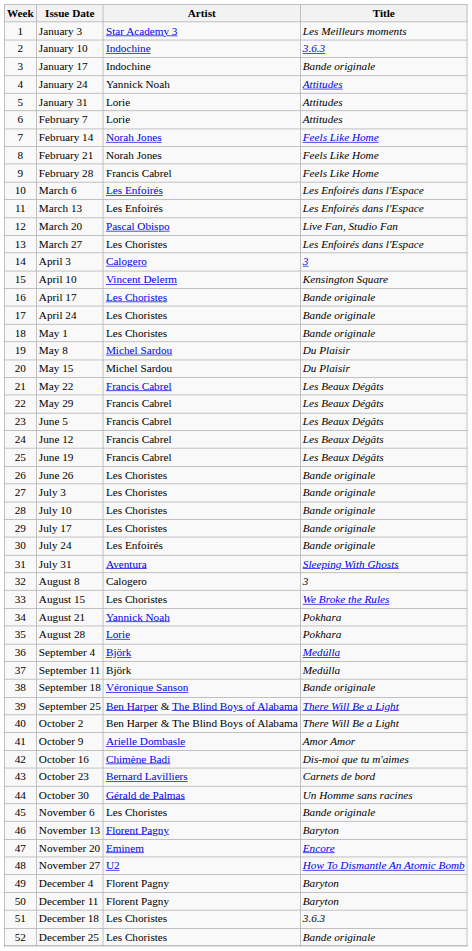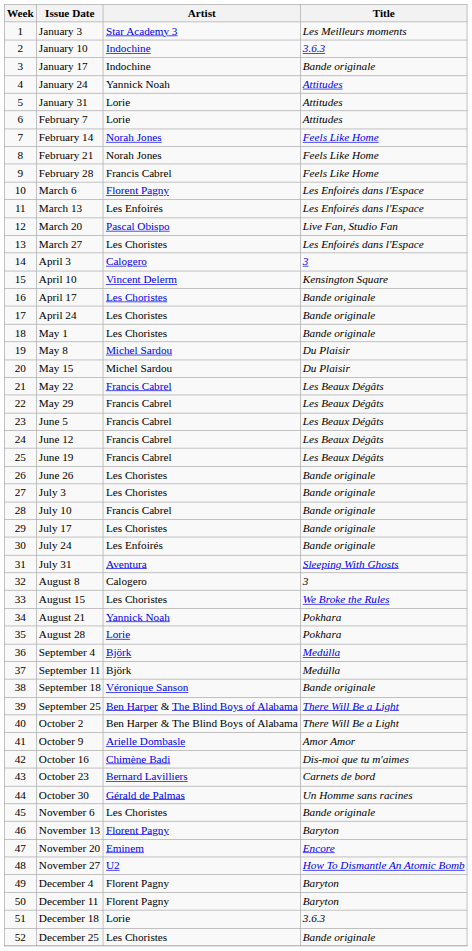(134, 191) Les Enfoirés -> (137, 191) Florent Pagny
(137, 510) Les Choristes -> (139, 510) Francis Cabrel
(137, 919) Les Choristes -> (118, 919) Lorie
